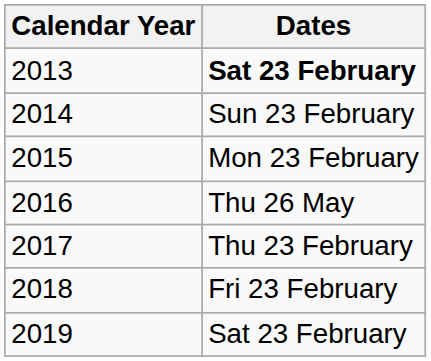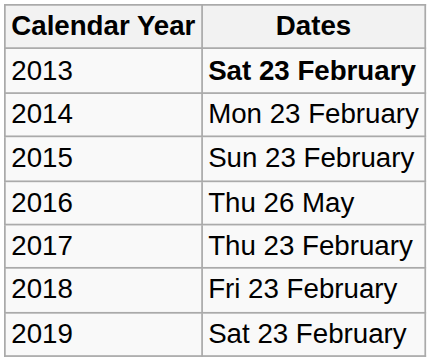(311, 114) Sun 23 February -> (314, 114) Mon 23 February
(314, 158) Mon 23 February -> (311, 158) Sun 23 February
